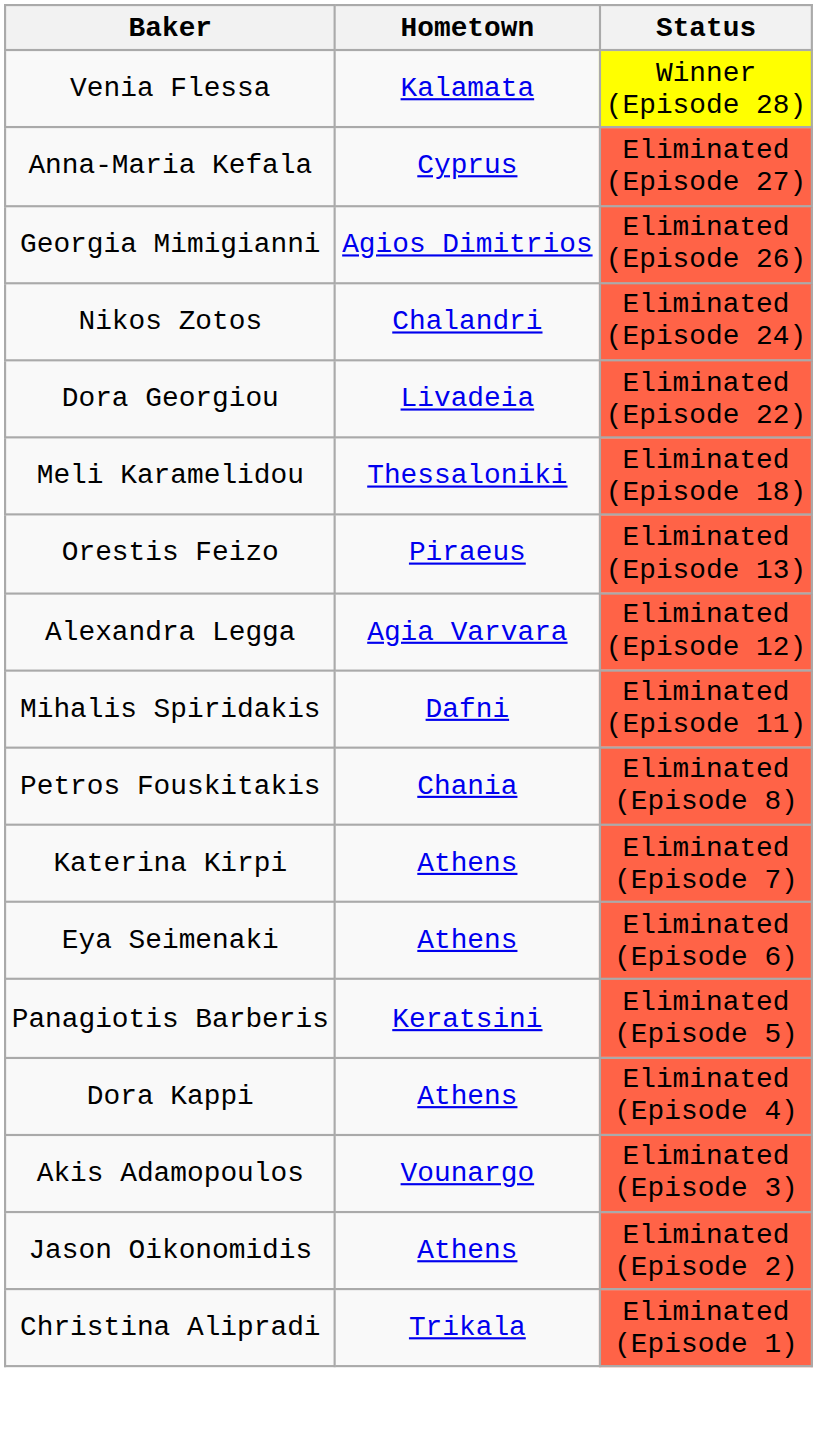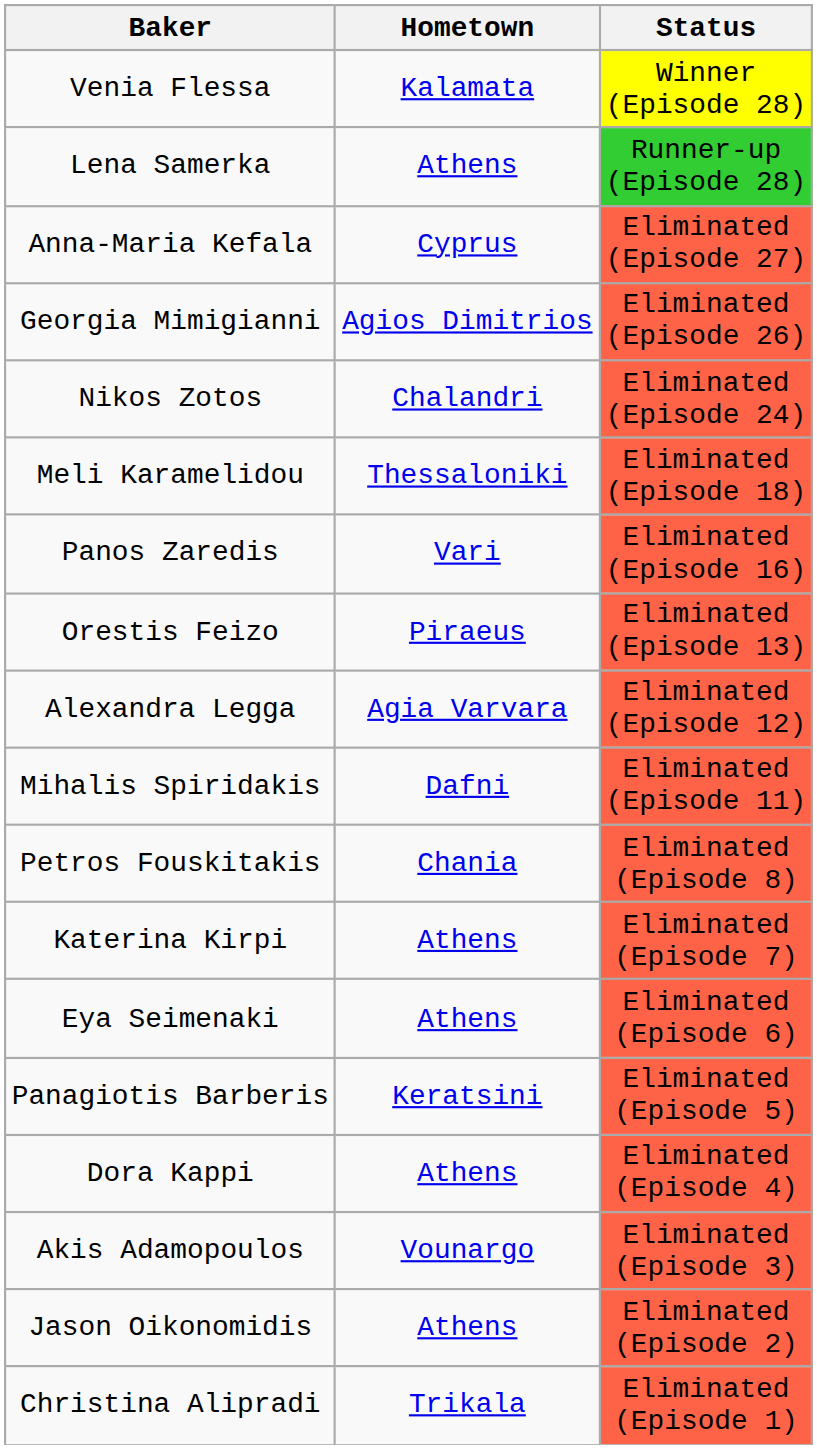+ row: (170, 167)
- row: (170, 399)
+ row: (170, 554)
